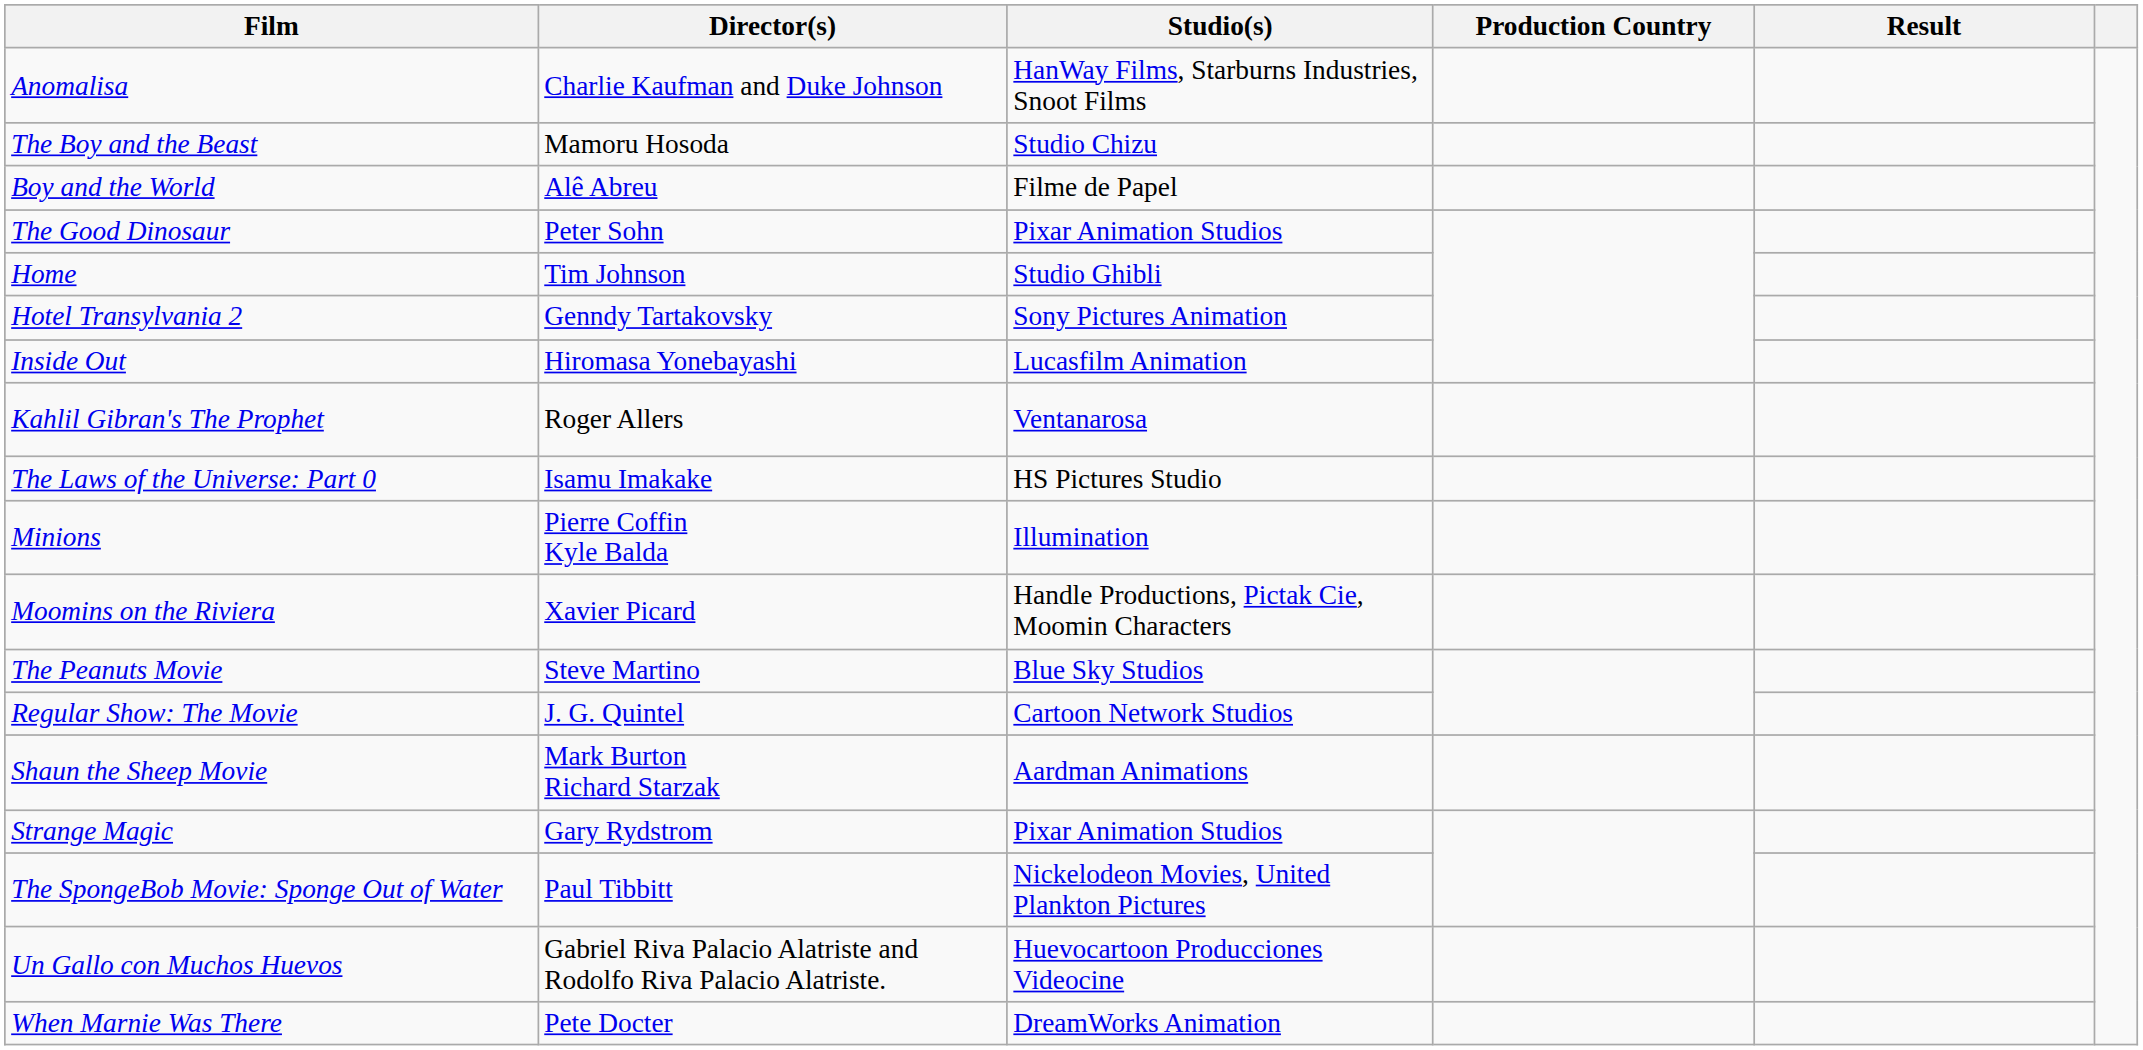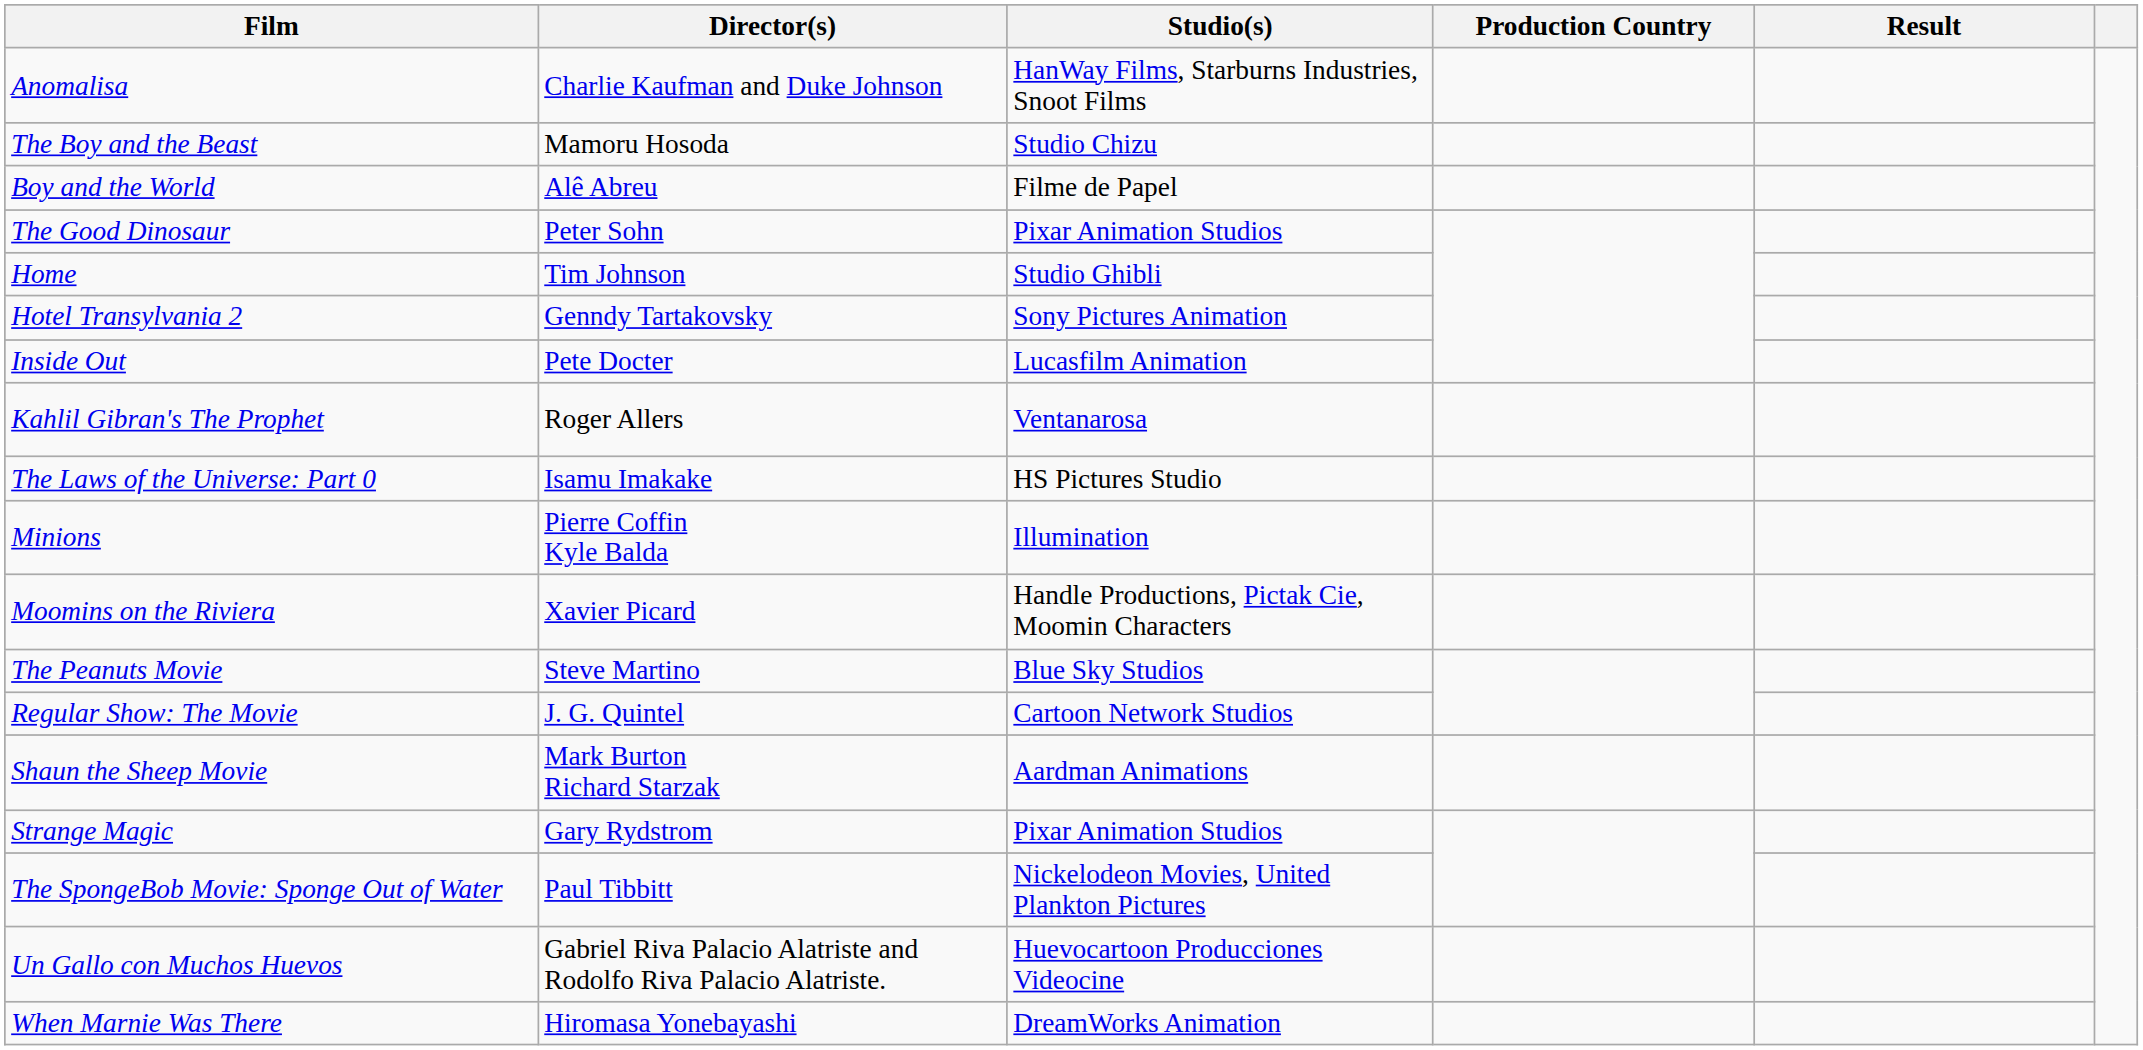(670, 360) Hiromasa Yonebayashi -> (608, 360) Pete Docter
(608, 1022) Pete Docter -> (670, 1022) Hiromasa Yonebayashi
